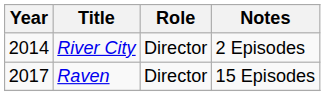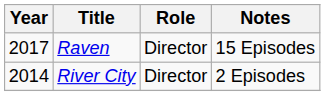rows swapped: (96, 47) <-> (83, 76)
